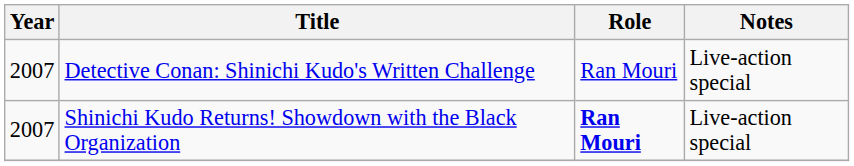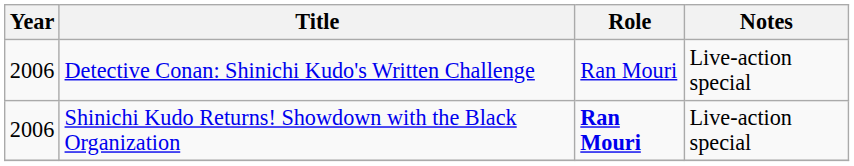(32, 69) 2007 -> (32, 69) 2006
(32, 130) 2007 -> (32, 130) 2006
